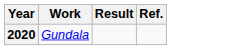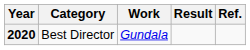+ column: (78, 14)
